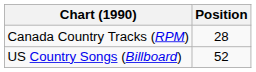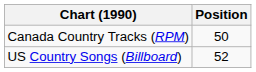(221, 36) 28 -> (221, 36) 50
